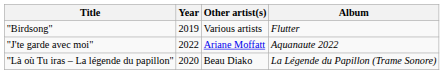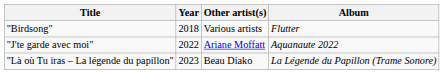(189, 28) 2019 -> (189, 28) 2018
(189, 61) 2020 -> (189, 61) 2023
